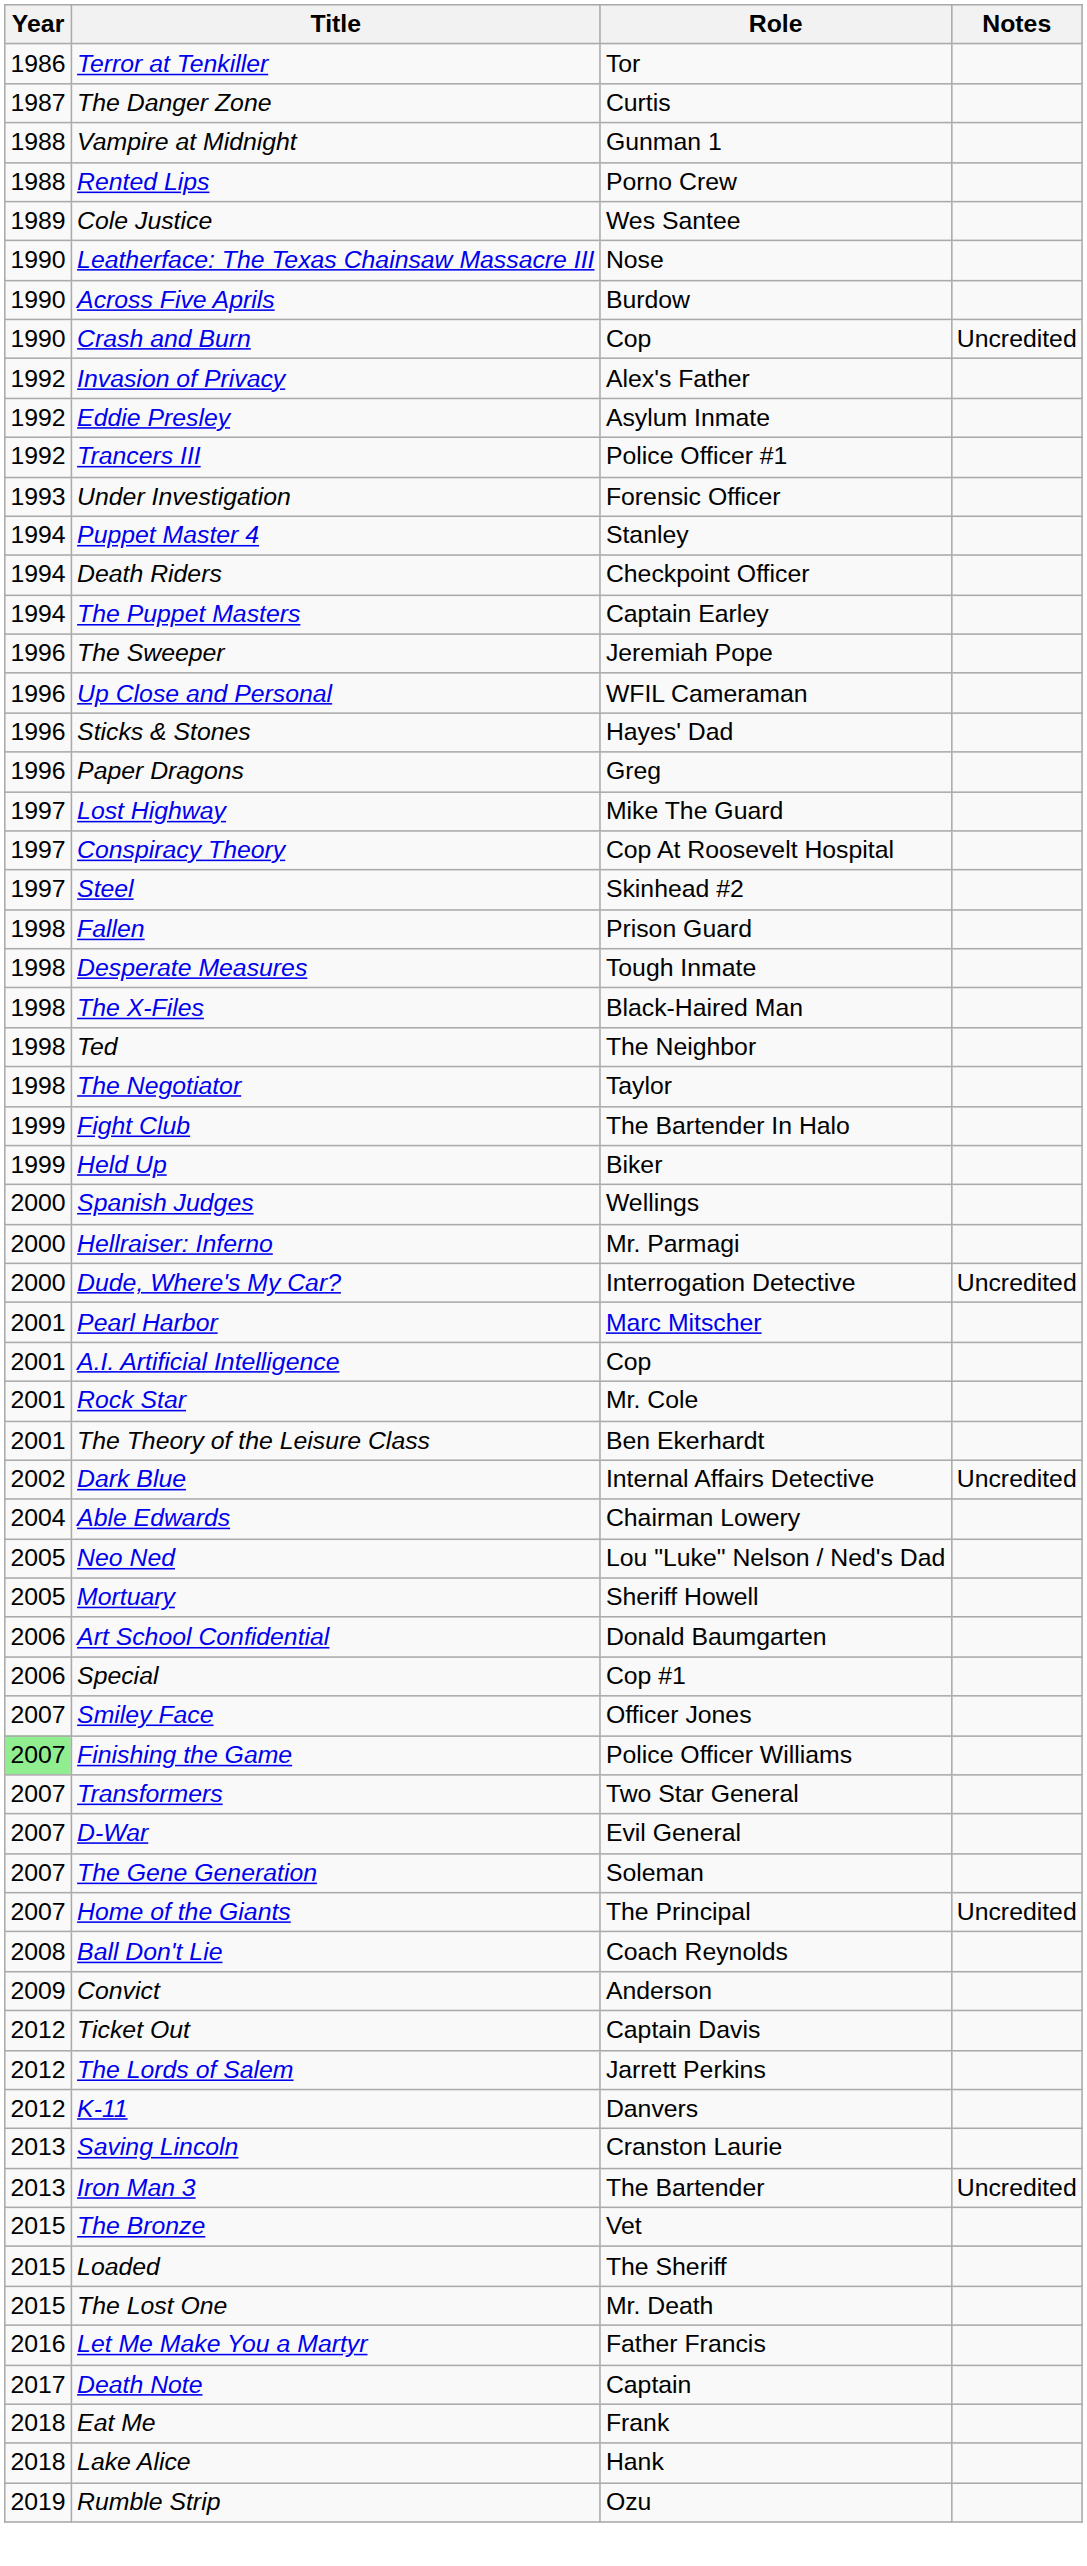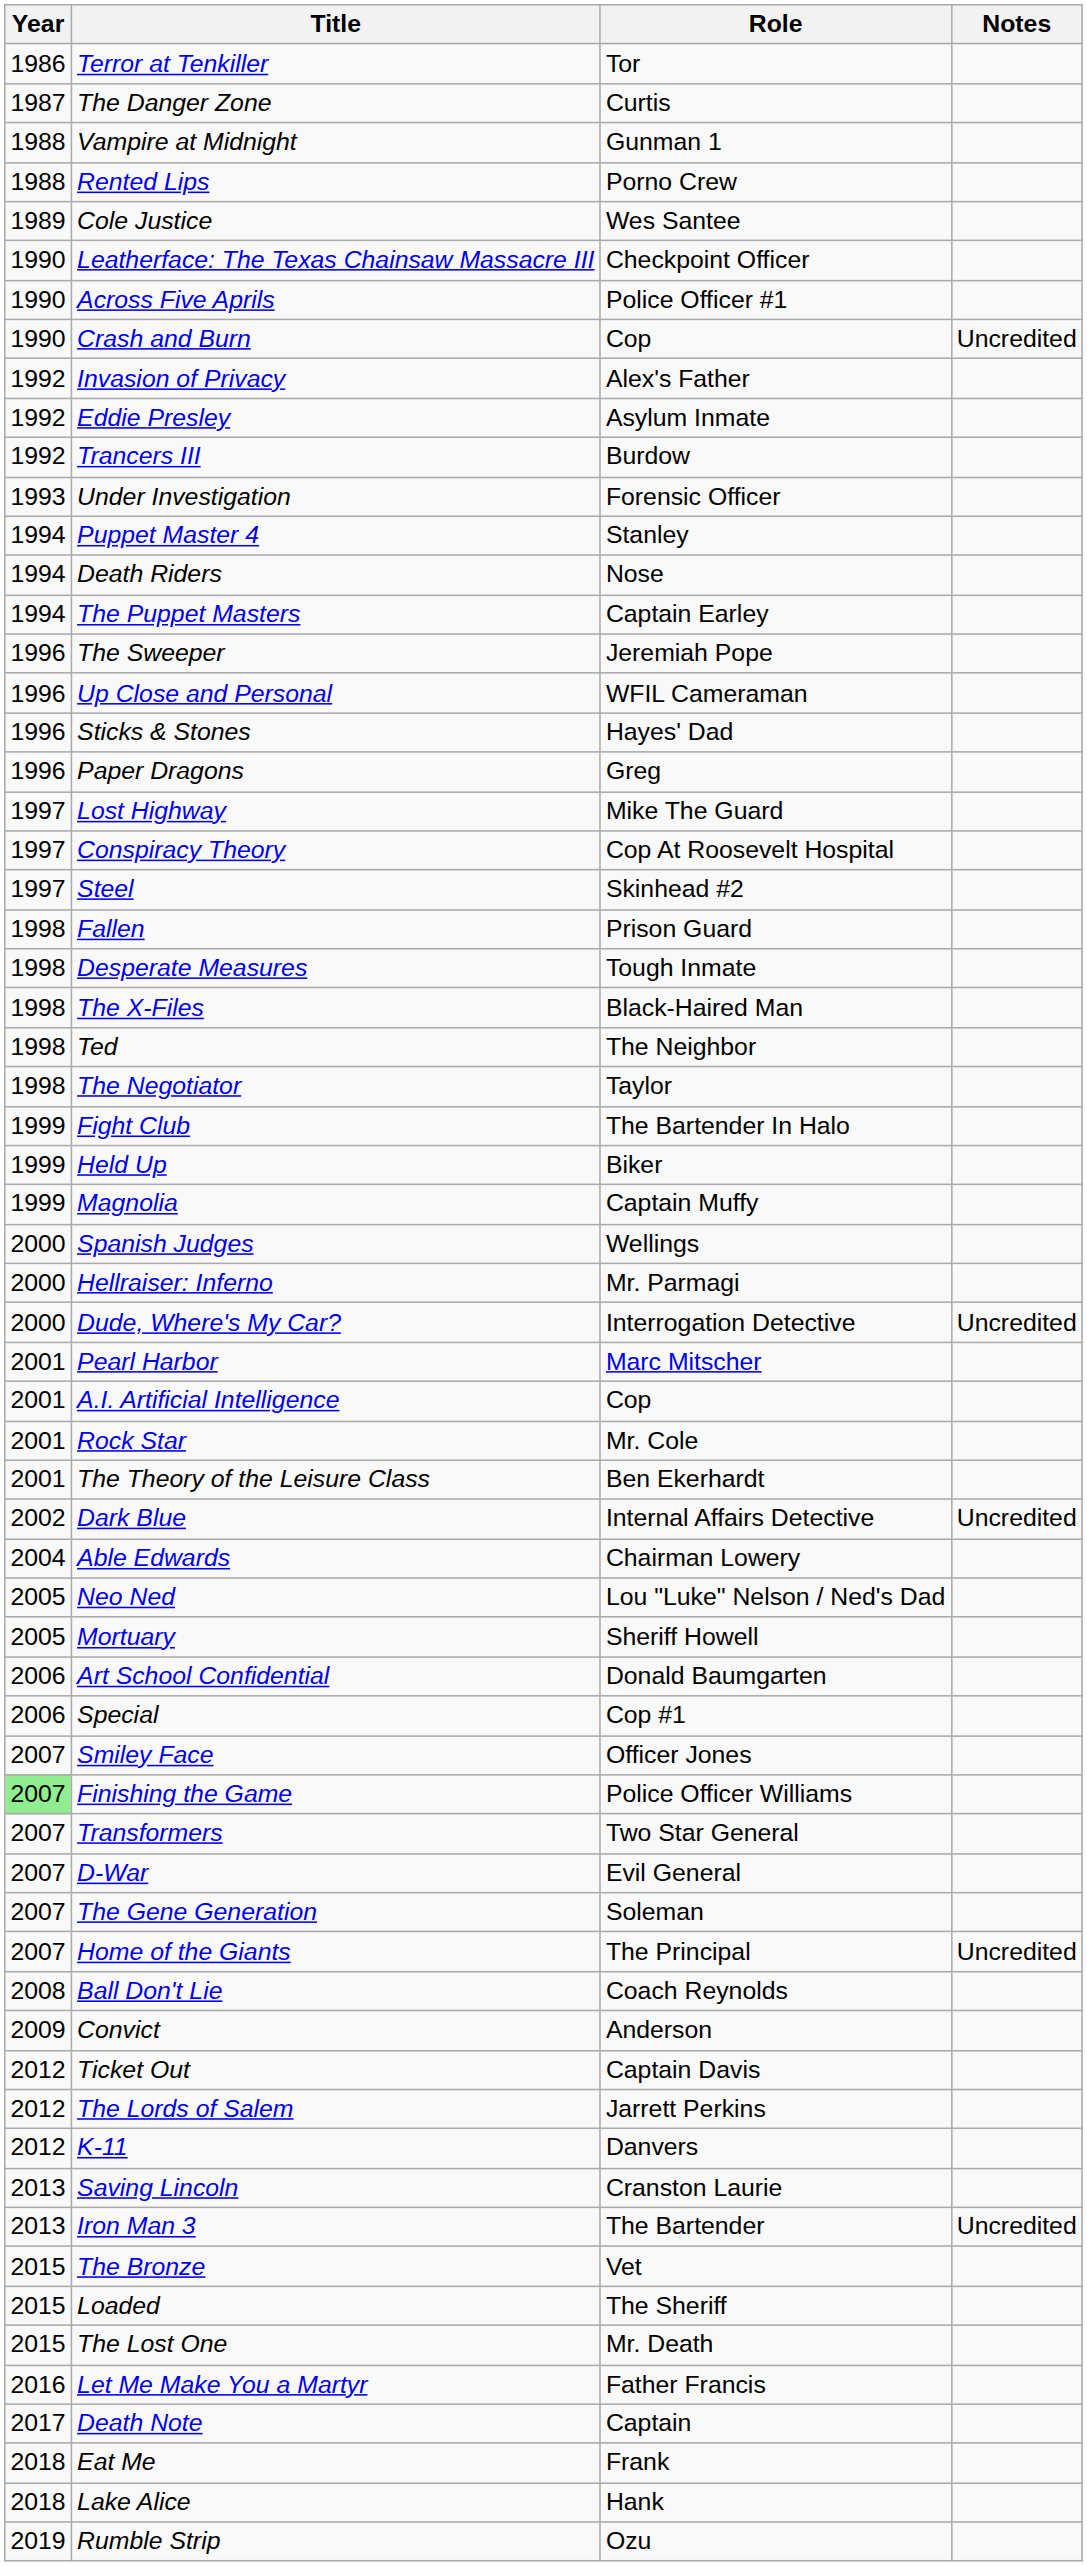(635, 260) Nose -> (708, 260) Checkpoint Officer
(648, 299) Burdow -> (697, 299) Police Officer #1
(697, 456) Police Officer #1 -> (648, 456) Burdow
(708, 574) Checkpoint Officer -> (635, 574) Nose
+ row: (127, 1204)
